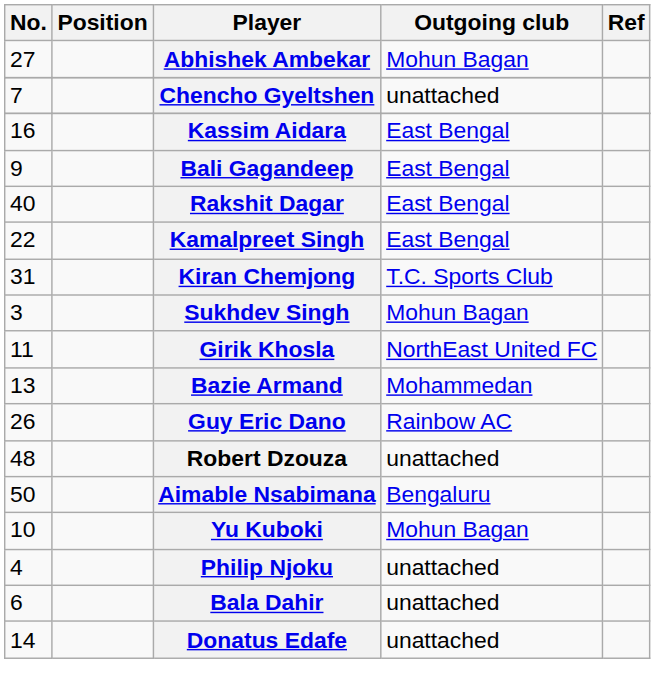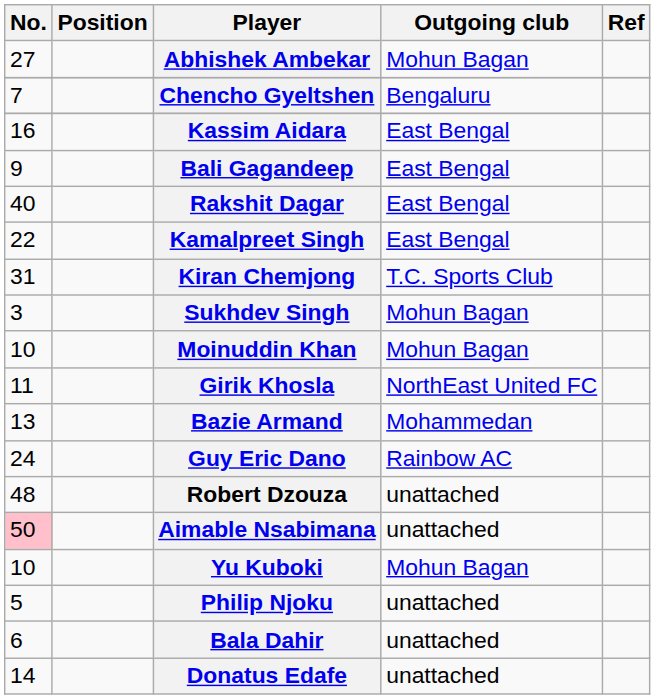(443, 95) unattached -> (438, 95) Bengaluru
+ row: (267, 349)
(23, 421) 26 -> (23, 458) 24
(23, 494) no background -> (23, 530) pink background
(438, 494) Bengaluru -> (443, 530) unattached
(16, 566) 4 -> (16, 603) 5
